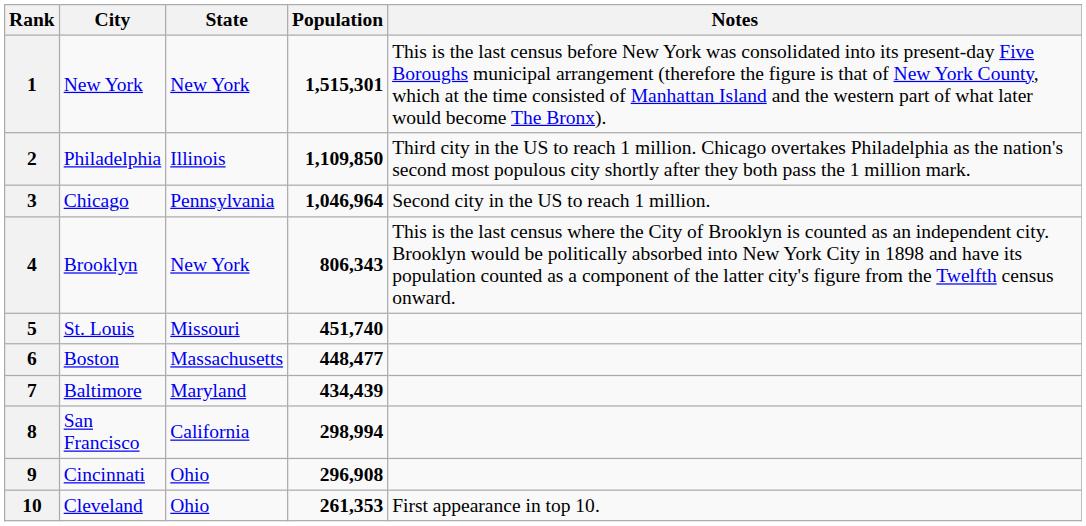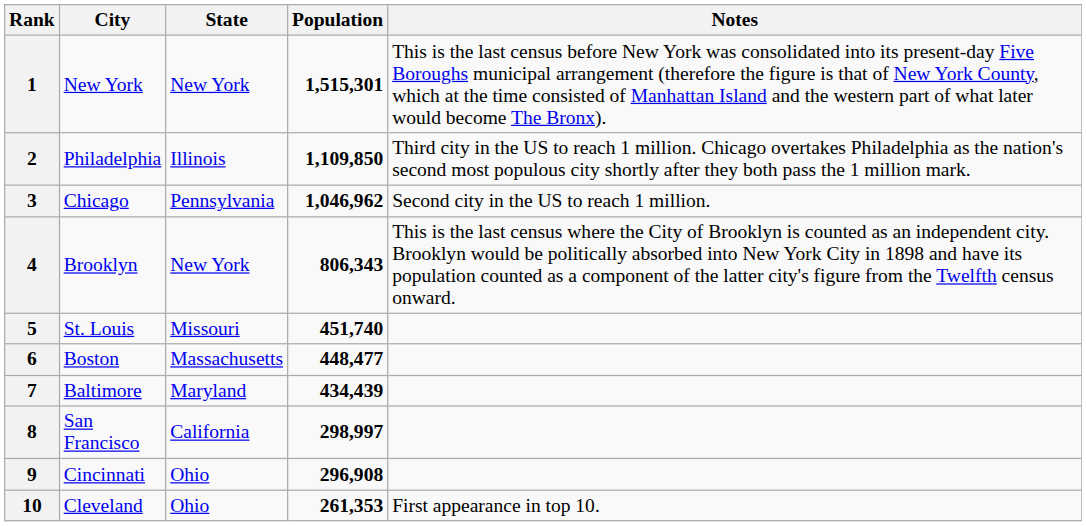(344, 200) 1,046,964 -> (344, 200) 1,046,962
(351, 432) 298,994 -> (351, 432) 298,997
